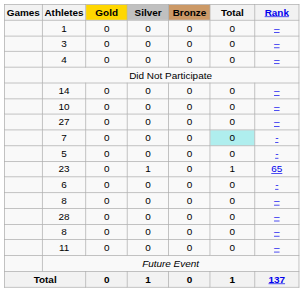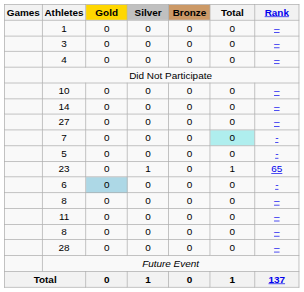rows swapped: (64, 91) <-> (64, 107)
(107, 185) no background -> (107, 185) lightblue background
rows swapped: (64, 248) <-> (64, 217)
